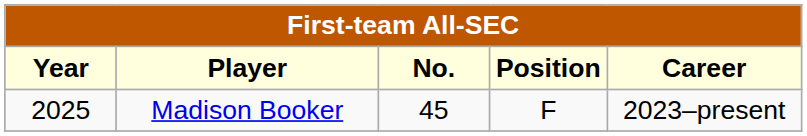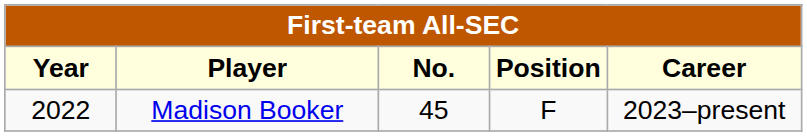(61, 109) 2025 -> (61, 109) 2022
